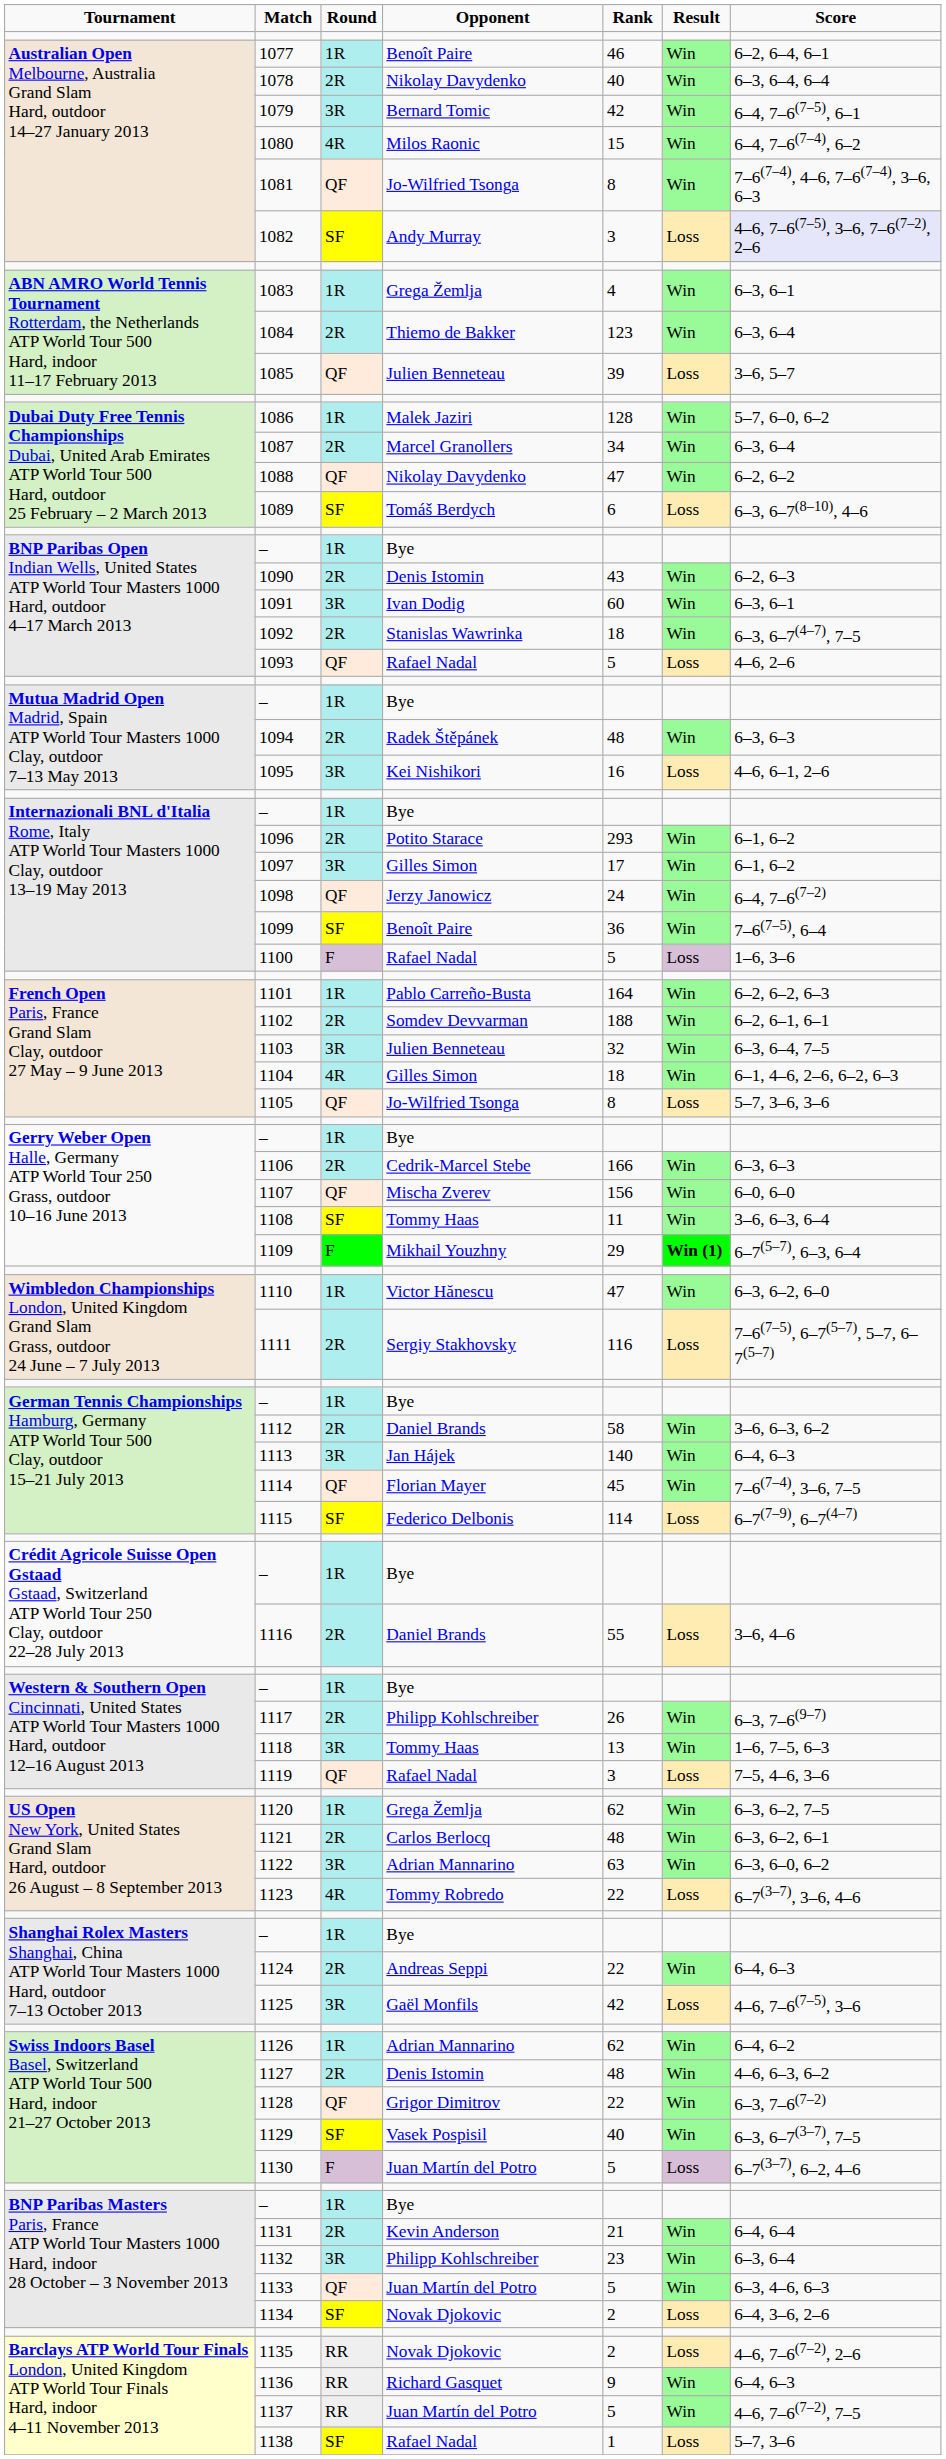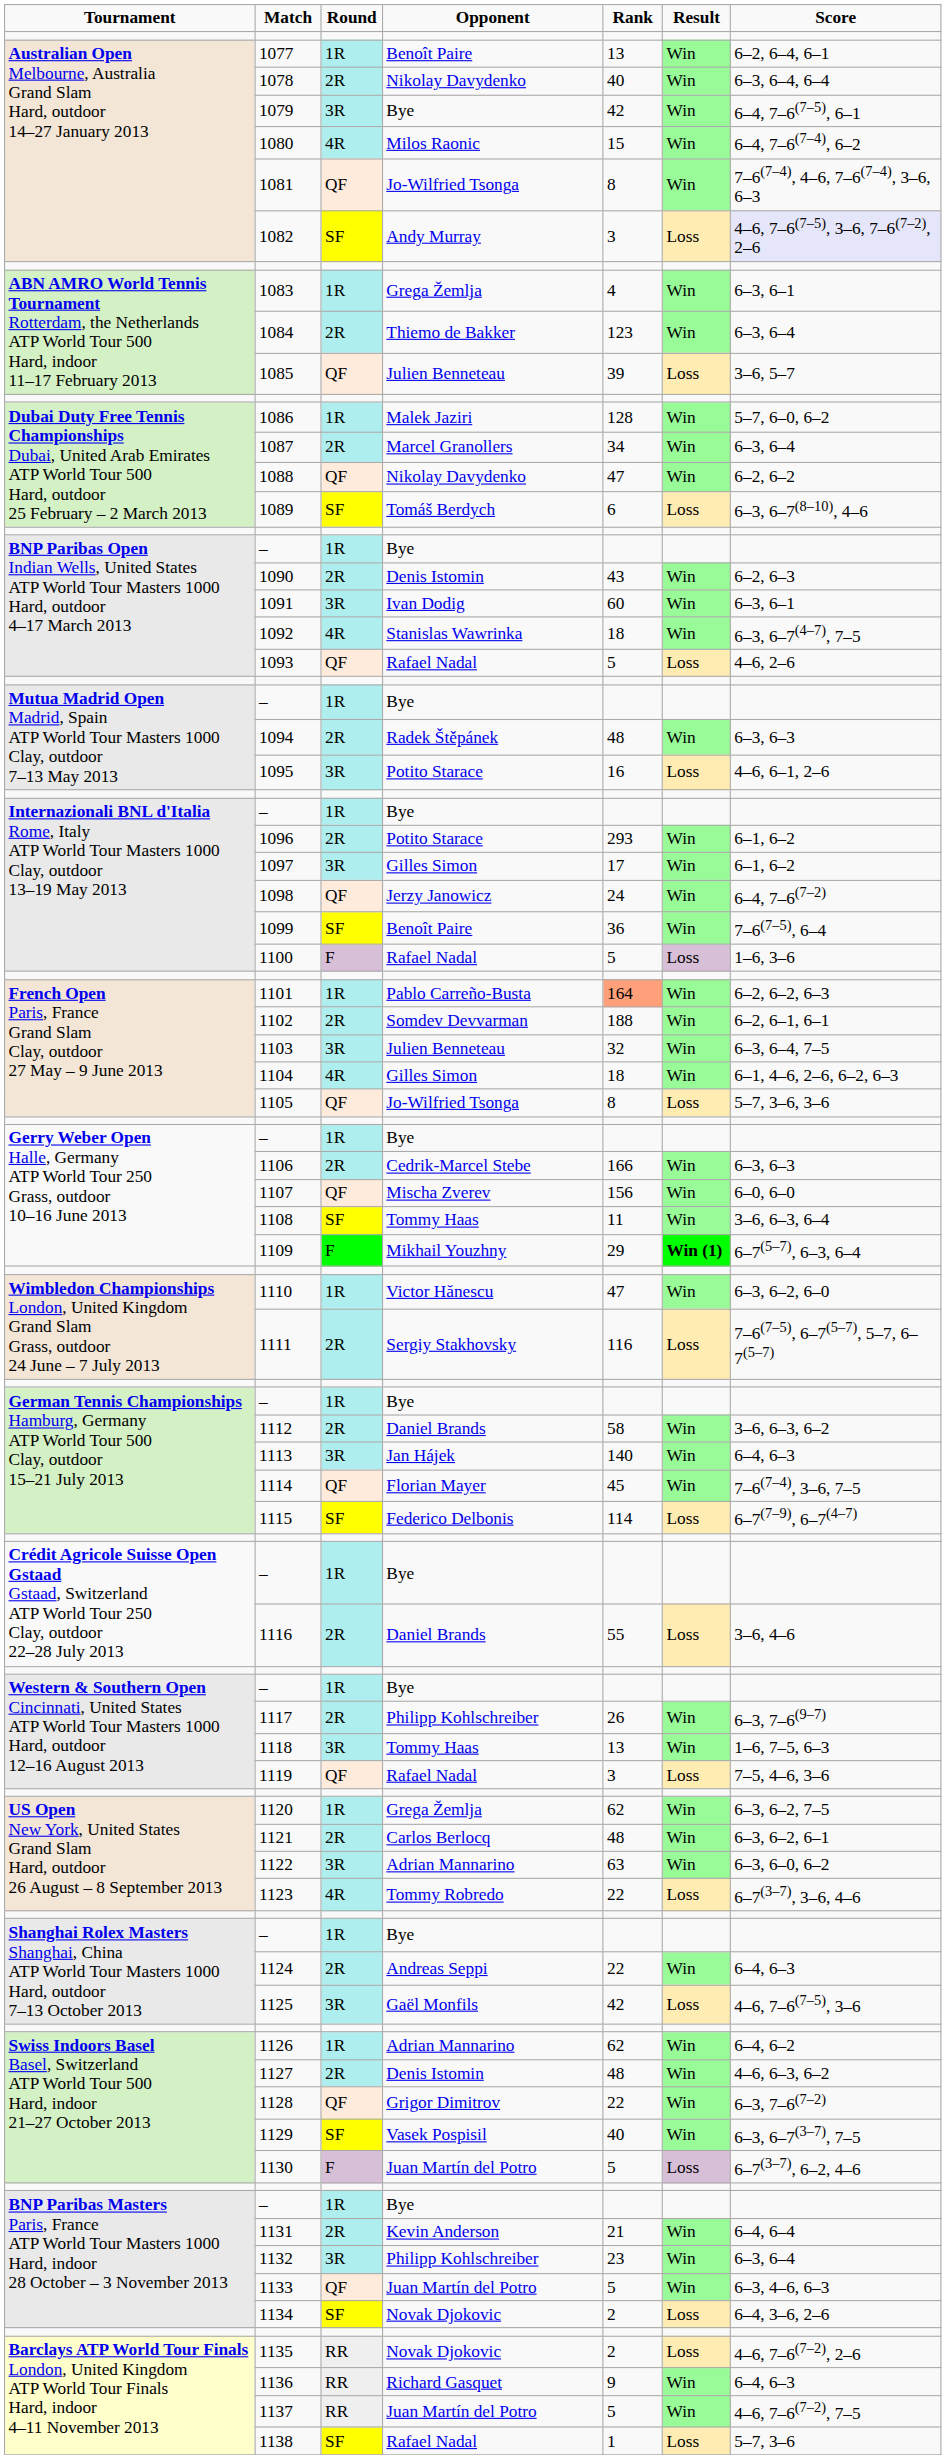(616, 53) 46 -> (616, 53) 13
(438, 110) Bernard Tomic -> (400, 110) Bye
(335, 633) 2R -> (335, 633) 4R
(434, 772) Kei Nishikori -> (435, 772) Potito Starace
(620, 993) no background -> (620, 993) lightsalmon background
